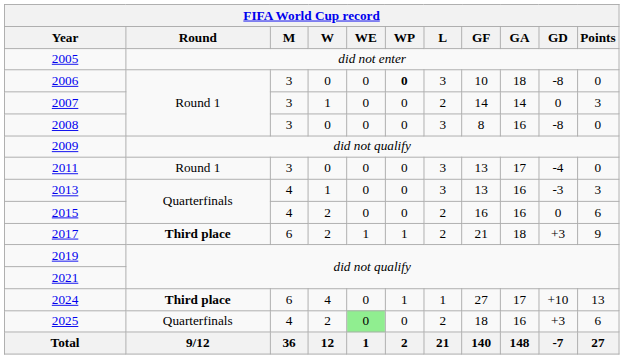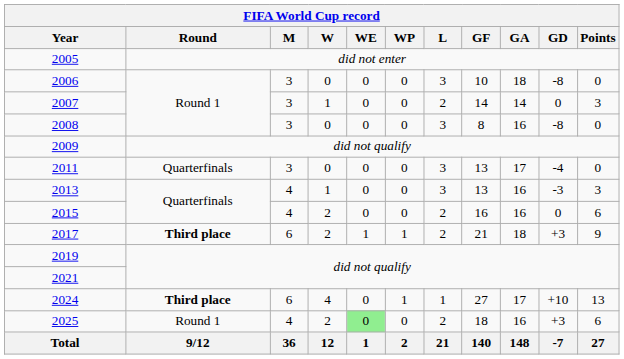(404, 81) bold -> (404, 81) normal
(198, 168) Round 1 -> (198, 168) Quarterfinals
(198, 321) Quarterfinals -> (198, 321) Round 1
